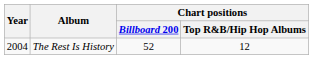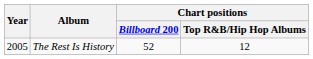(17, 46) 2004 -> (17, 46) 2005
